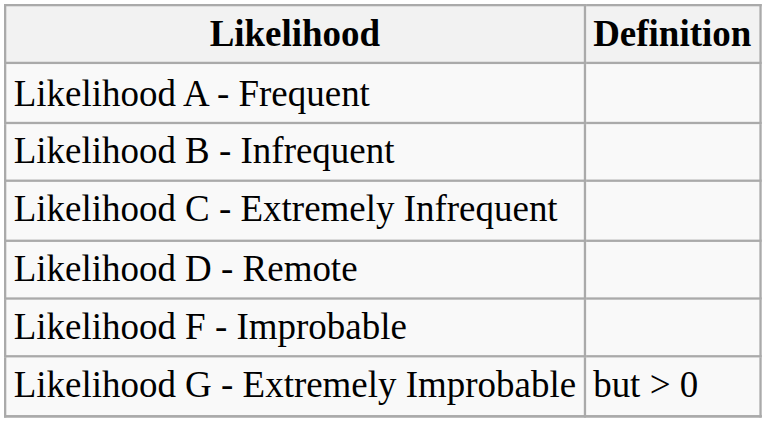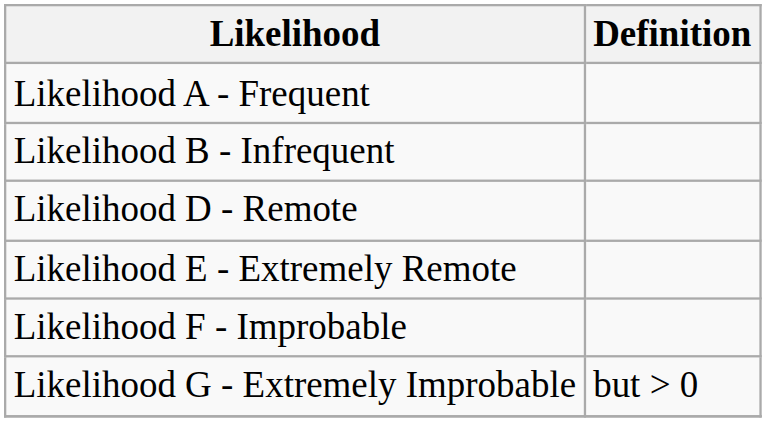- row: (286, 209)
+ row: (265, 268)
